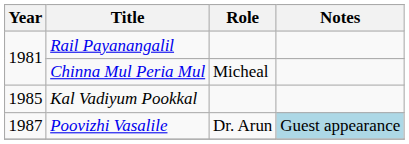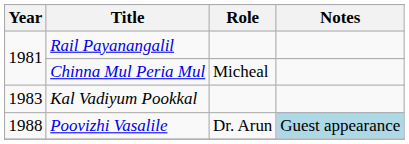(25, 98) 1985 -> (25, 98) 1983
(25, 125) 1987 -> (25, 125) 1988
